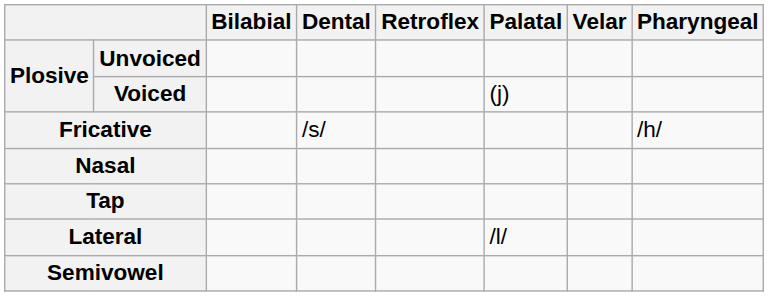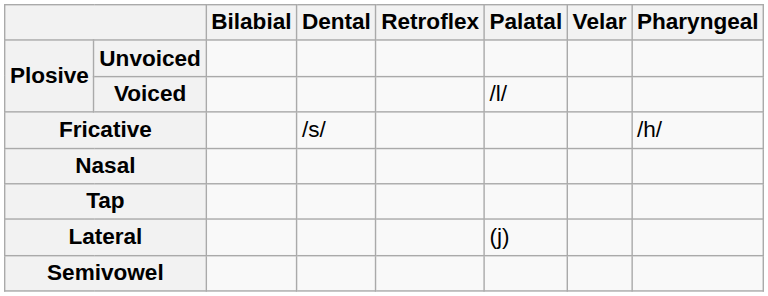(499, 93) (j) -> (498, 93) /l/
(498, 237) /l/ -> (499, 237) (j)
